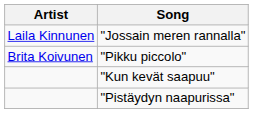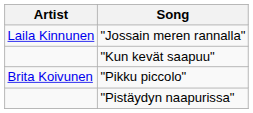rows swapped: (143, 56) <-> (158, 77)
